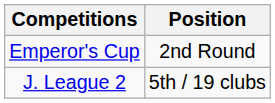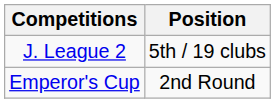rows swapped: (74, 82) <-> (74, 51)
